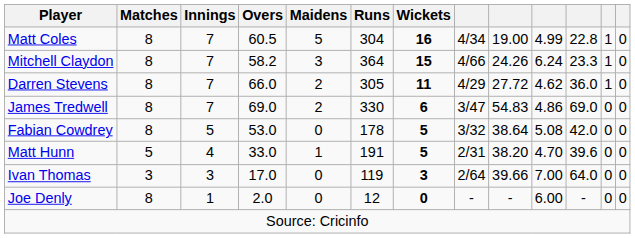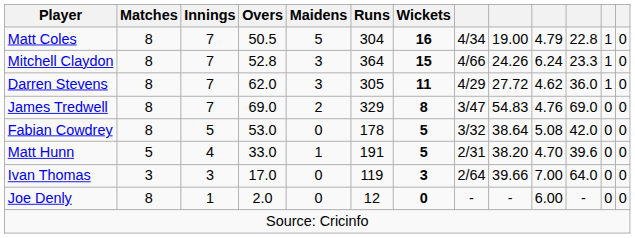(263, 38) 60.5 -> (263, 38) 50.5
(549, 38) 4.99 -> (549, 38) 4.79
(263, 61) 58.2 -> (263, 61) 52.8
(263, 84) 66.0 -> (263, 84) 62.0
(318, 84) 2 -> (318, 84) 3
(372, 107) 330 -> (372, 107) 329
(424, 107) 6 -> (424, 107) 8
(549, 107) 4.86 -> (549, 107) 4.76
